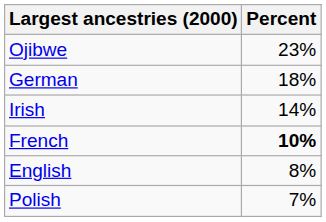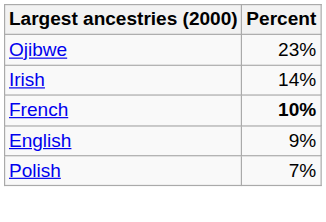- row: (43, 79)
(302, 170) 8% -> (302, 140) 9%
